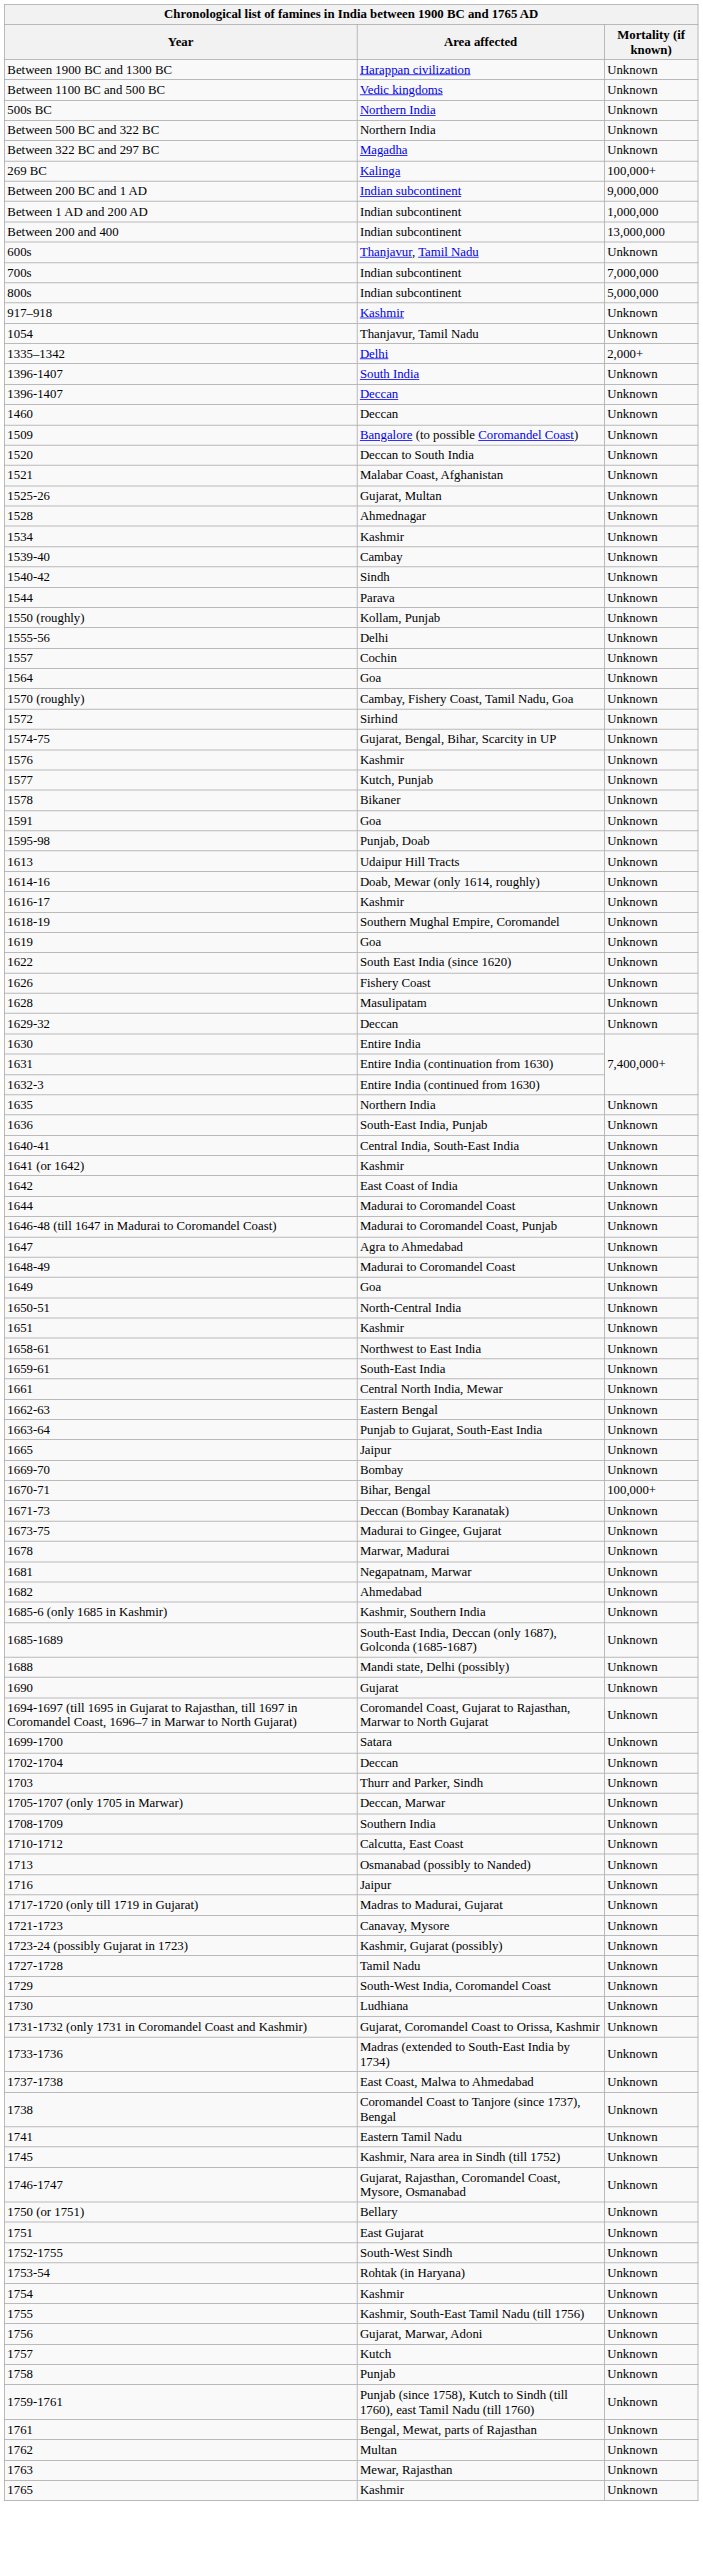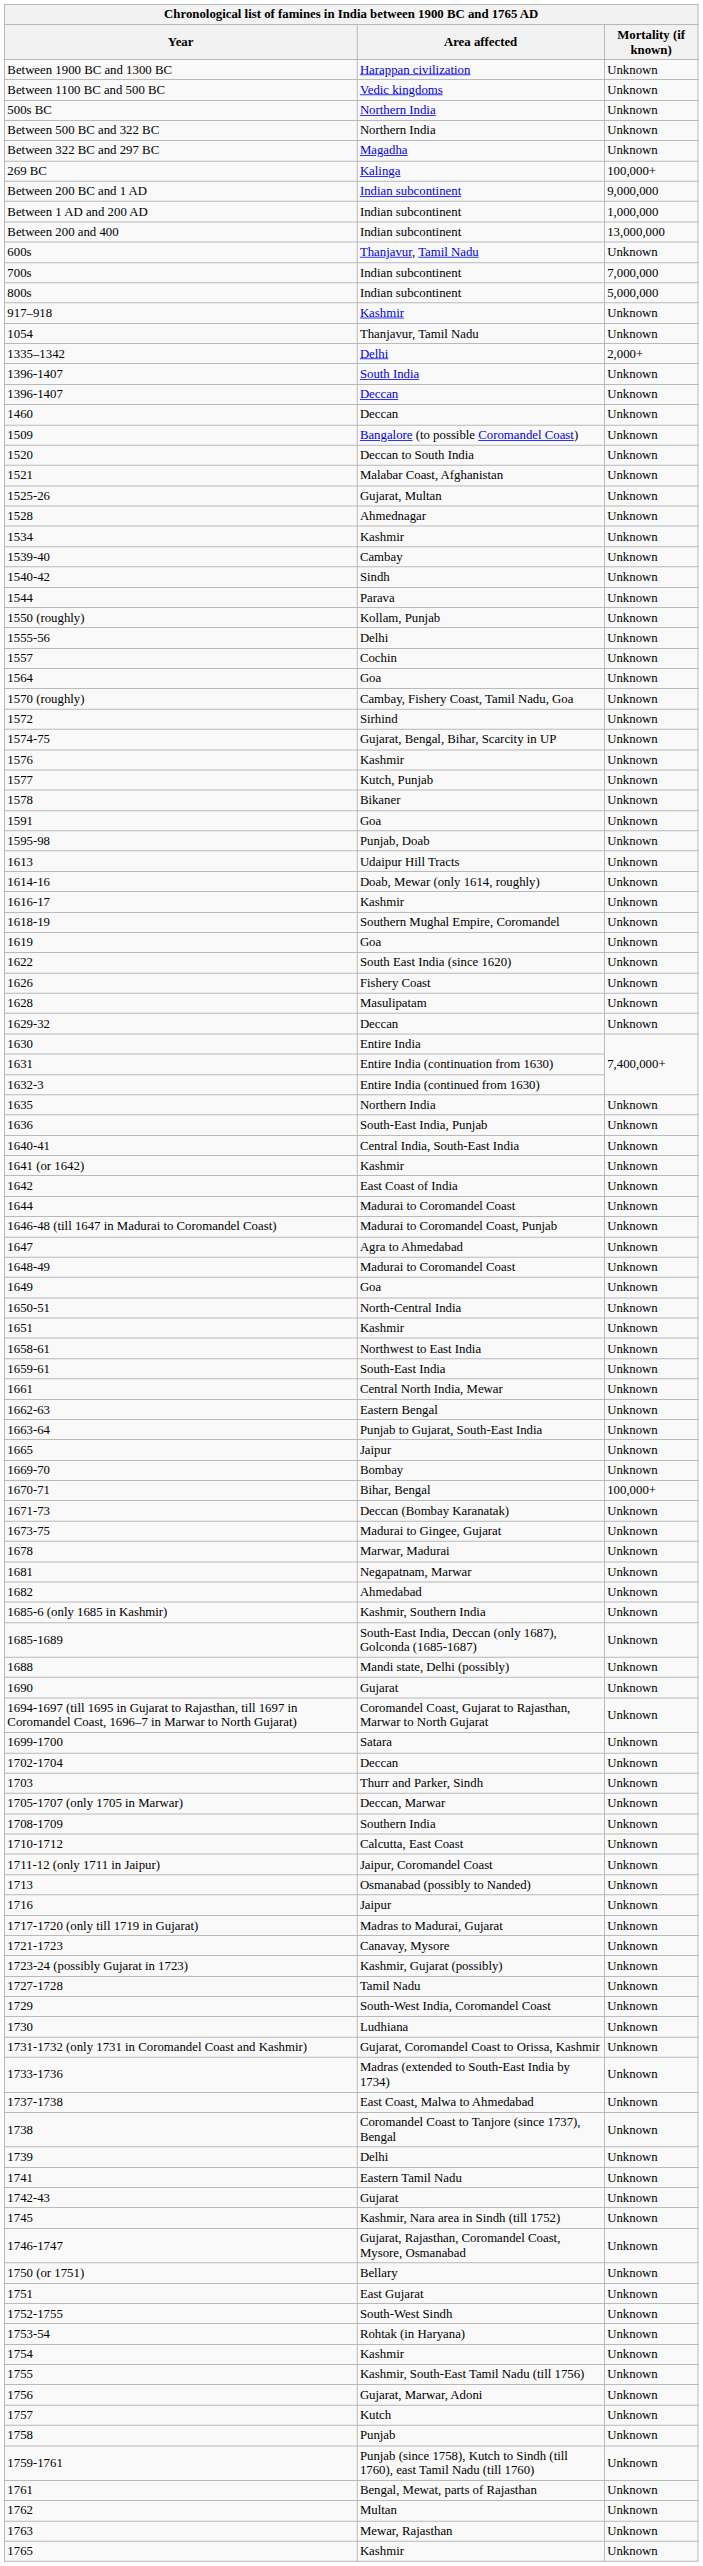+ row: (84, 1864)
+ row: (20, 2157)
+ row: (29, 2197)
